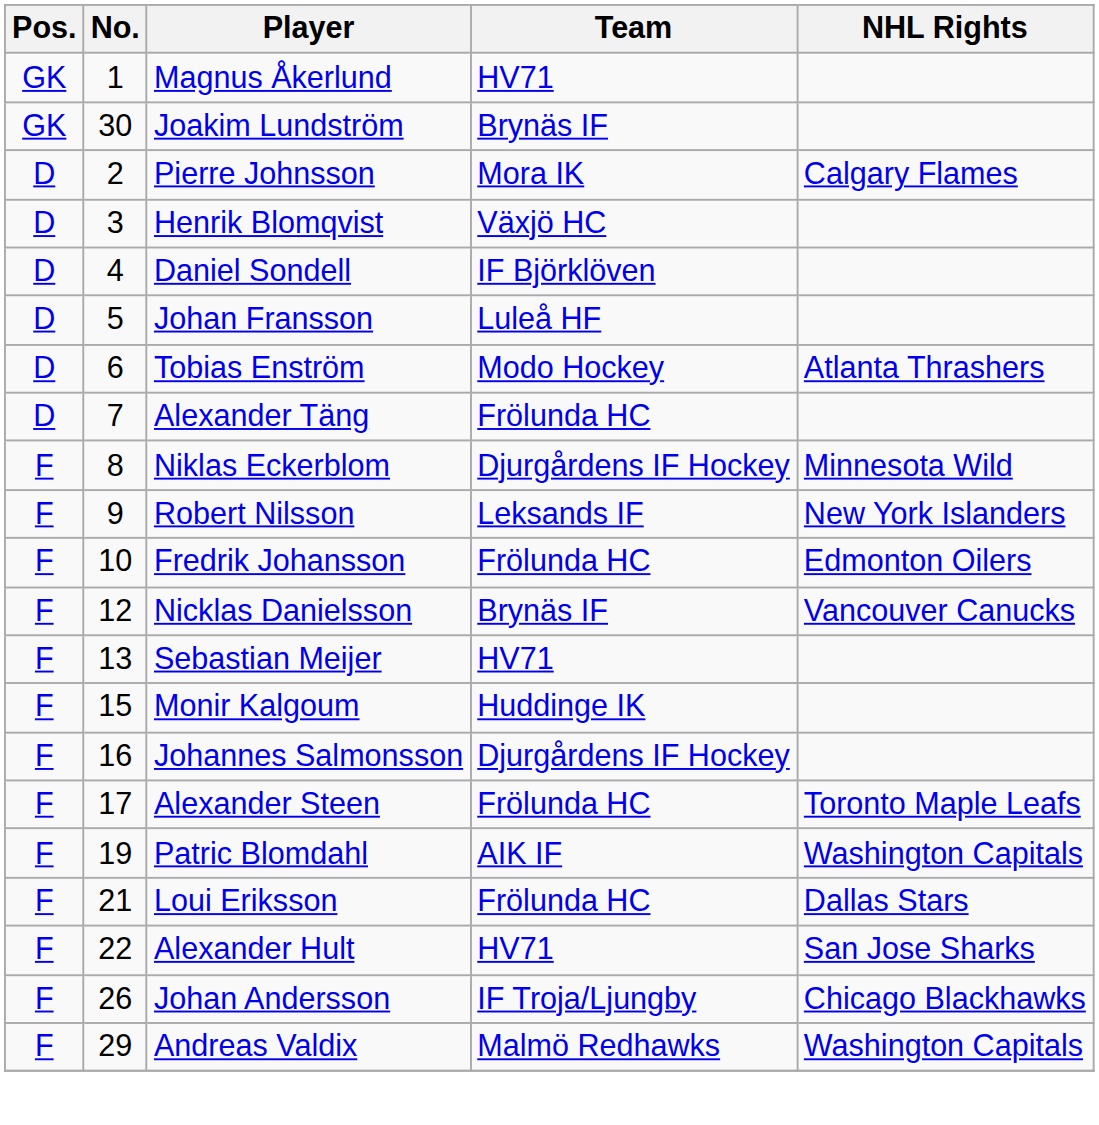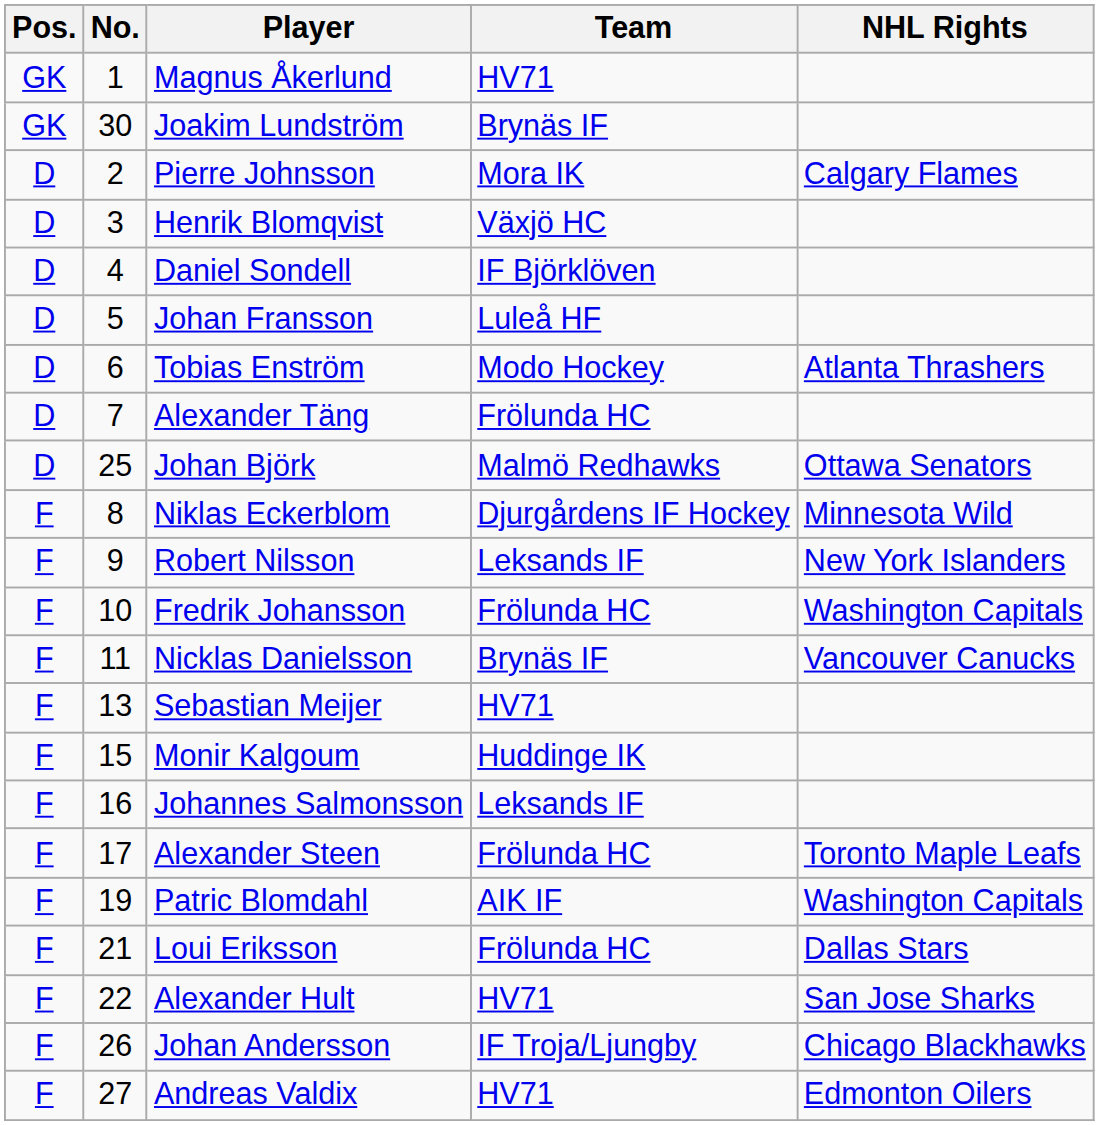+ row: (235, 464)
(918, 561) Edmonton Oilers -> (943, 610) Washington Capitals
(115, 610) 12 -> (115, 658) 11
(634, 755) Djurgårdens IF Hockey -> (560, 804) Leksands IF
(115, 1046) 29 -> (115, 1094) 27
(599, 1046) Malmö Redhawks -> (515, 1094) HV71
(943, 1046) Washington Capitals -> (918, 1094) Edmonton Oilers
